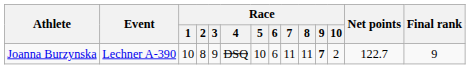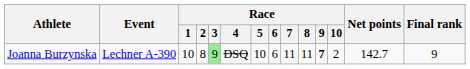(215, 54) no background -> (215, 54) lightgreen background
(374, 54) 122.7 -> (374, 54) 142.7
